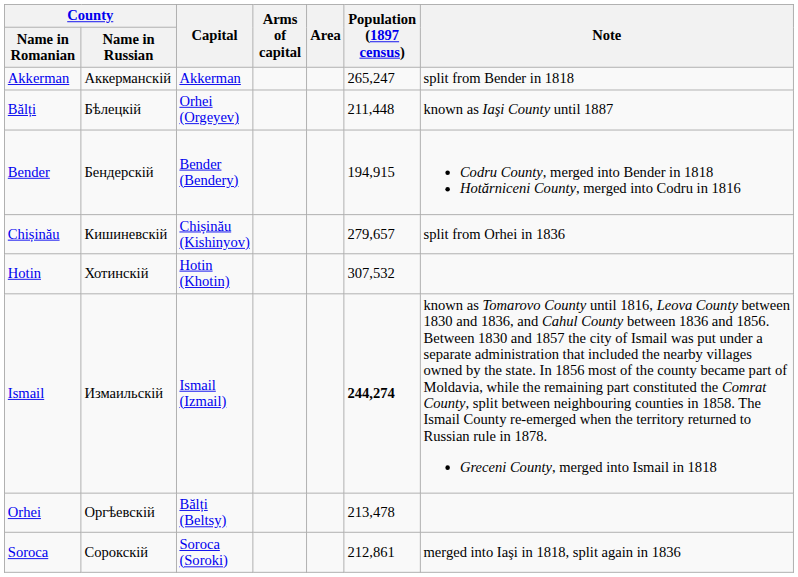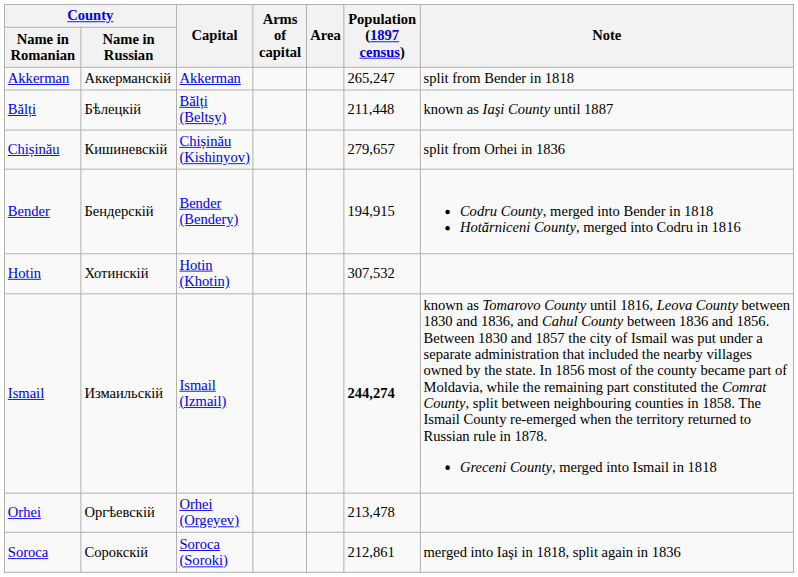(209, 109) Orhei (Orgeyev) -> (203, 109) Bălți (Beltsy)
rows swapped: (29, 172) <-> (34, 234)
(203, 512) Bălți (Beltsy) -> (209, 512) Orhei (Orgeyev)
